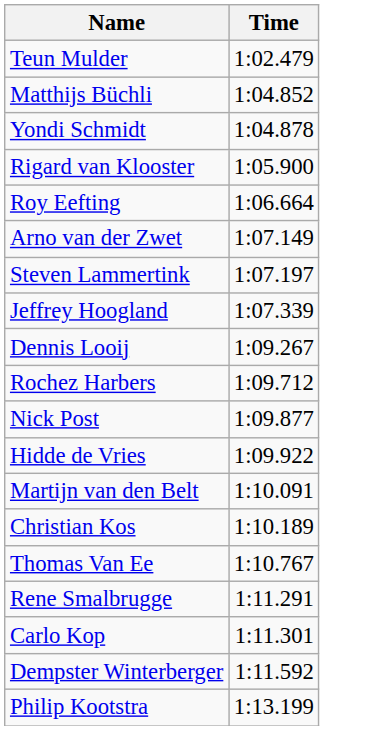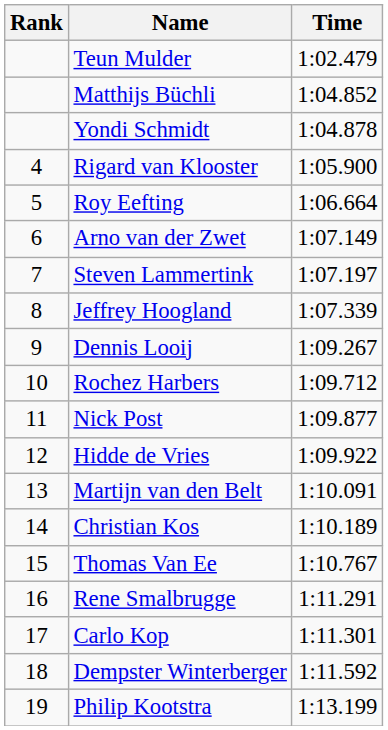+ column: (36, 22)
